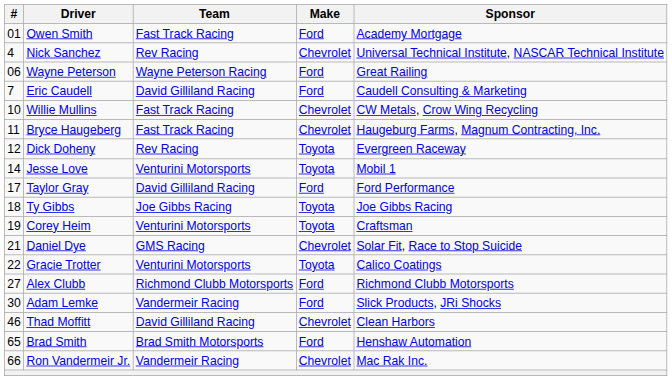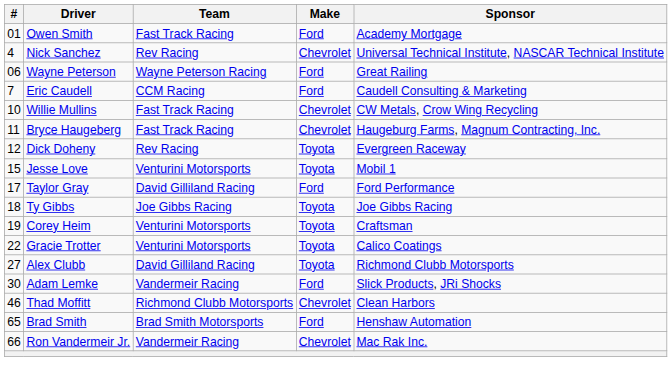(195, 91) David Gilliland Racing -> (170, 91) CCM Racing
(14, 168) 14 -> (14, 168) 15
- row: (56, 245)
(215, 284) Richmond Clubb Motorsports -> (195, 264) David Gilliland Racing
(311, 284) Ford -> (317, 264) Toyota
(195, 322) David Gilliland Racing -> (215, 303) Richmond Clubb Motorsports
